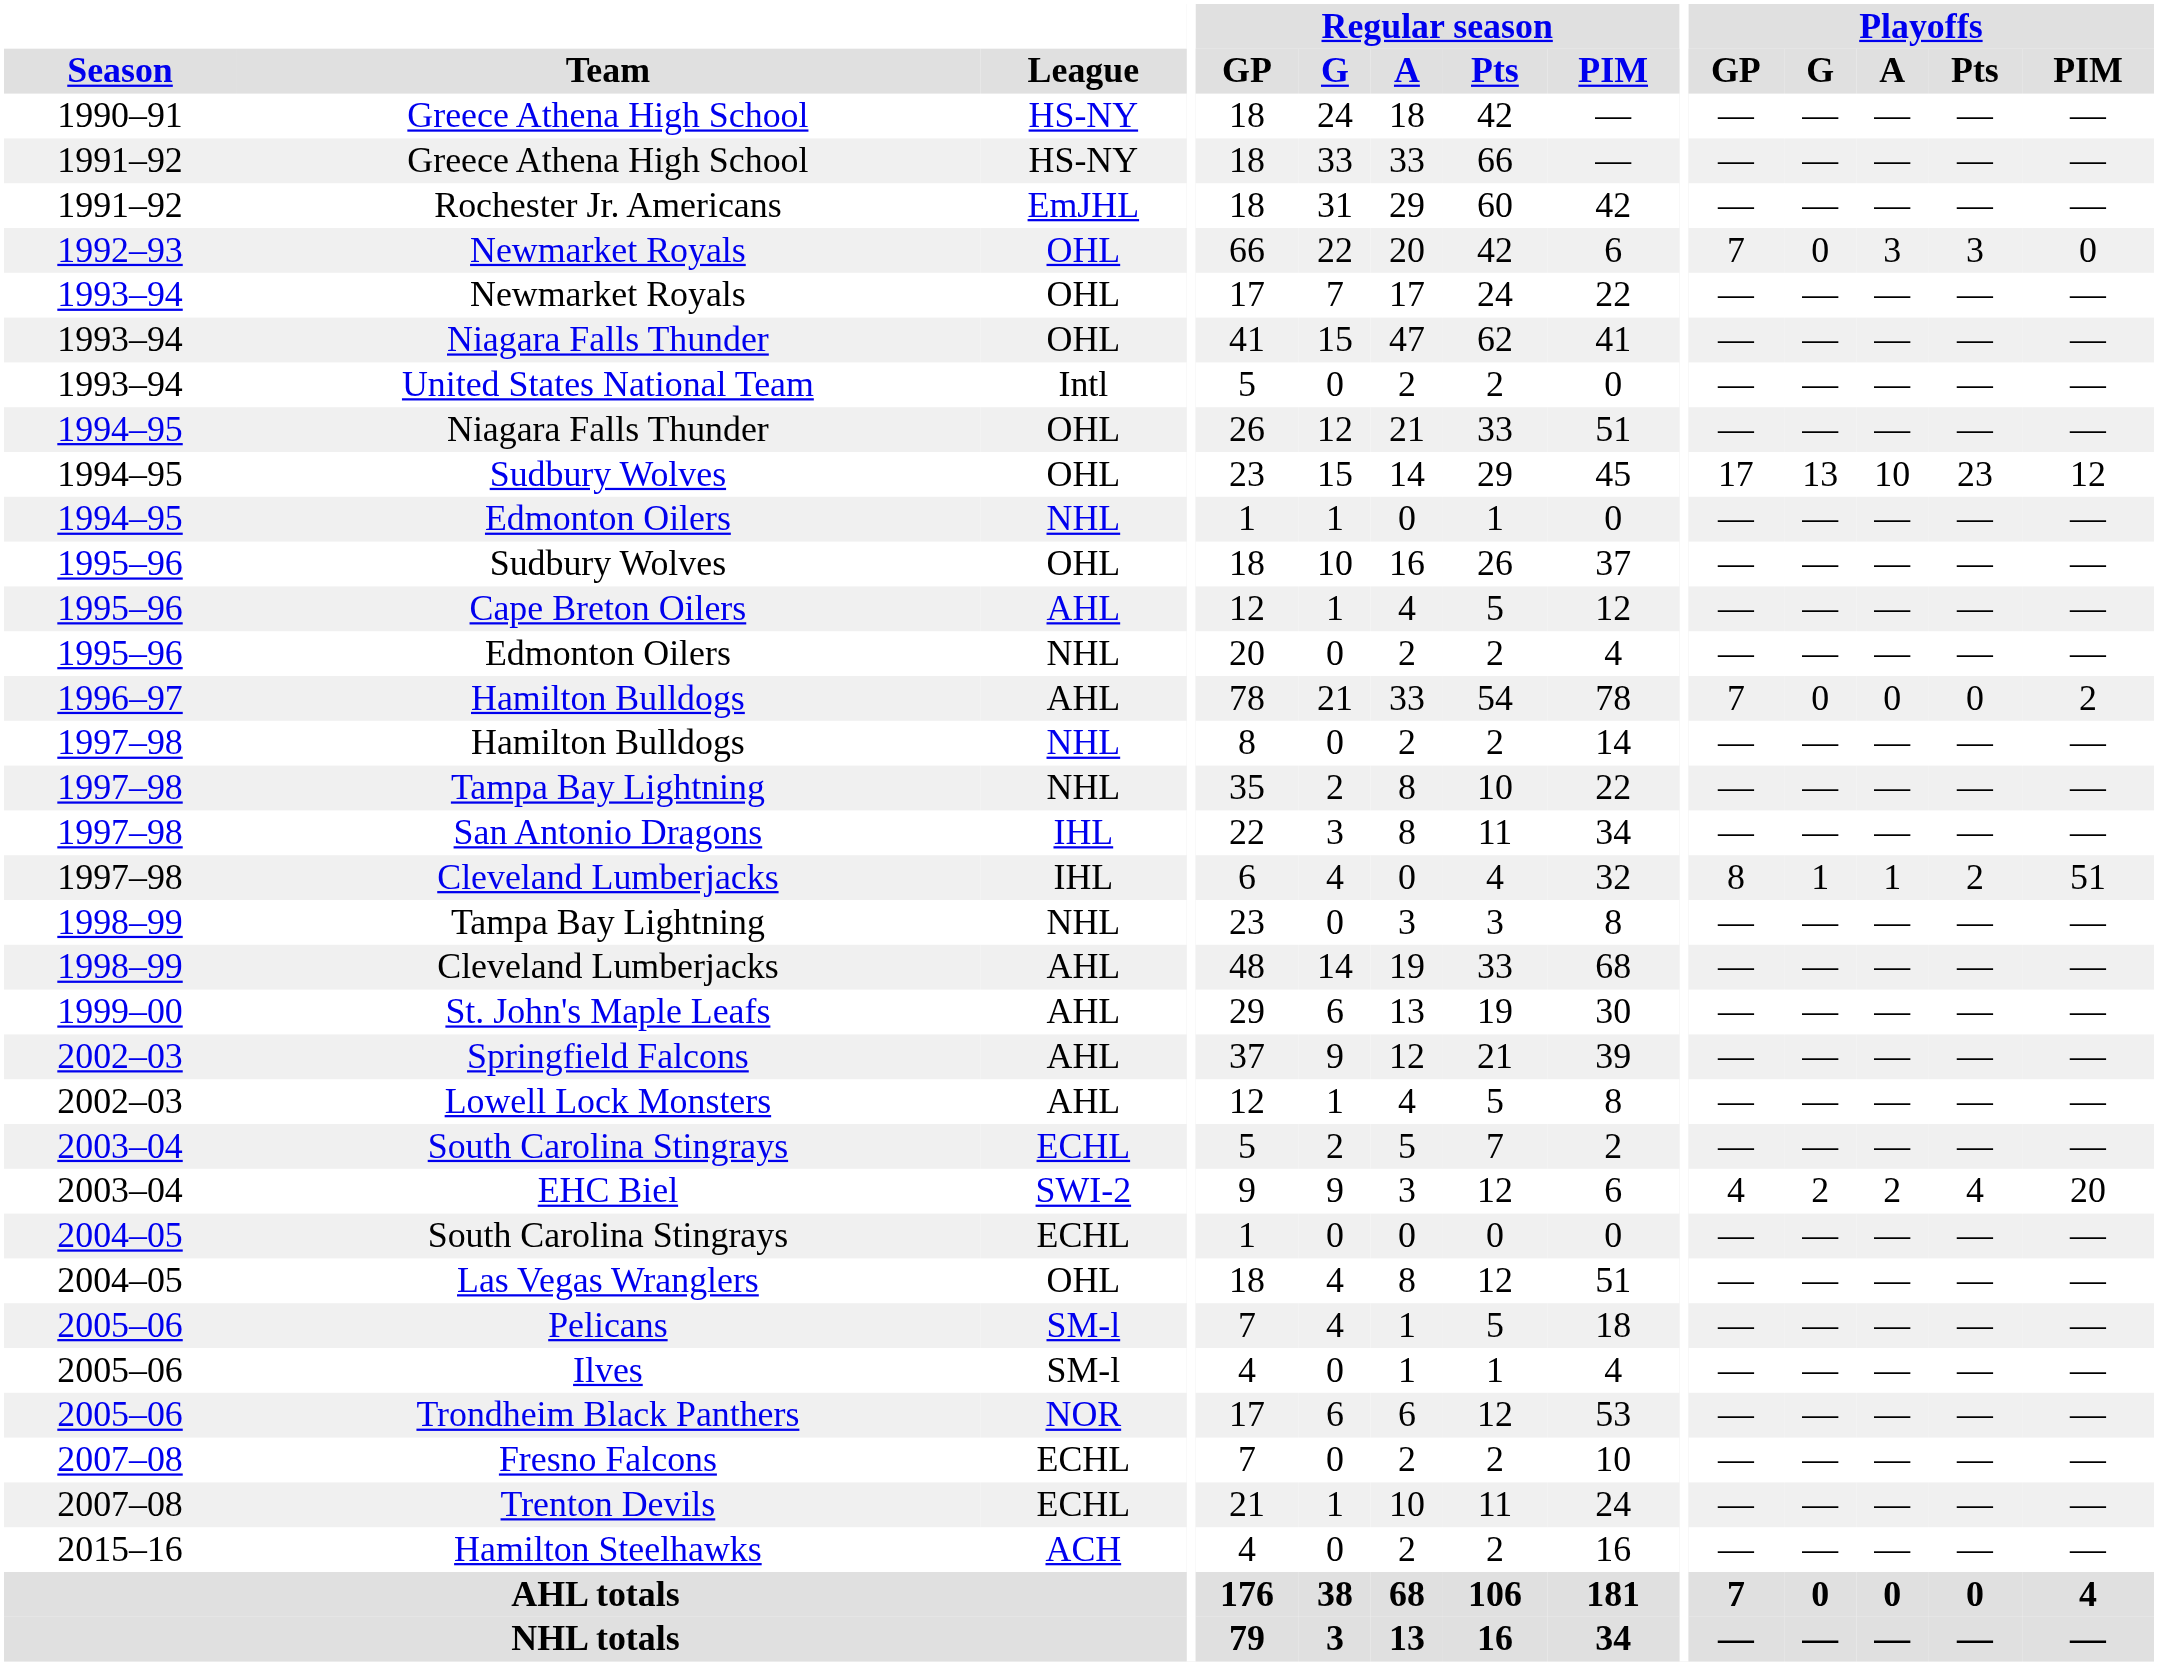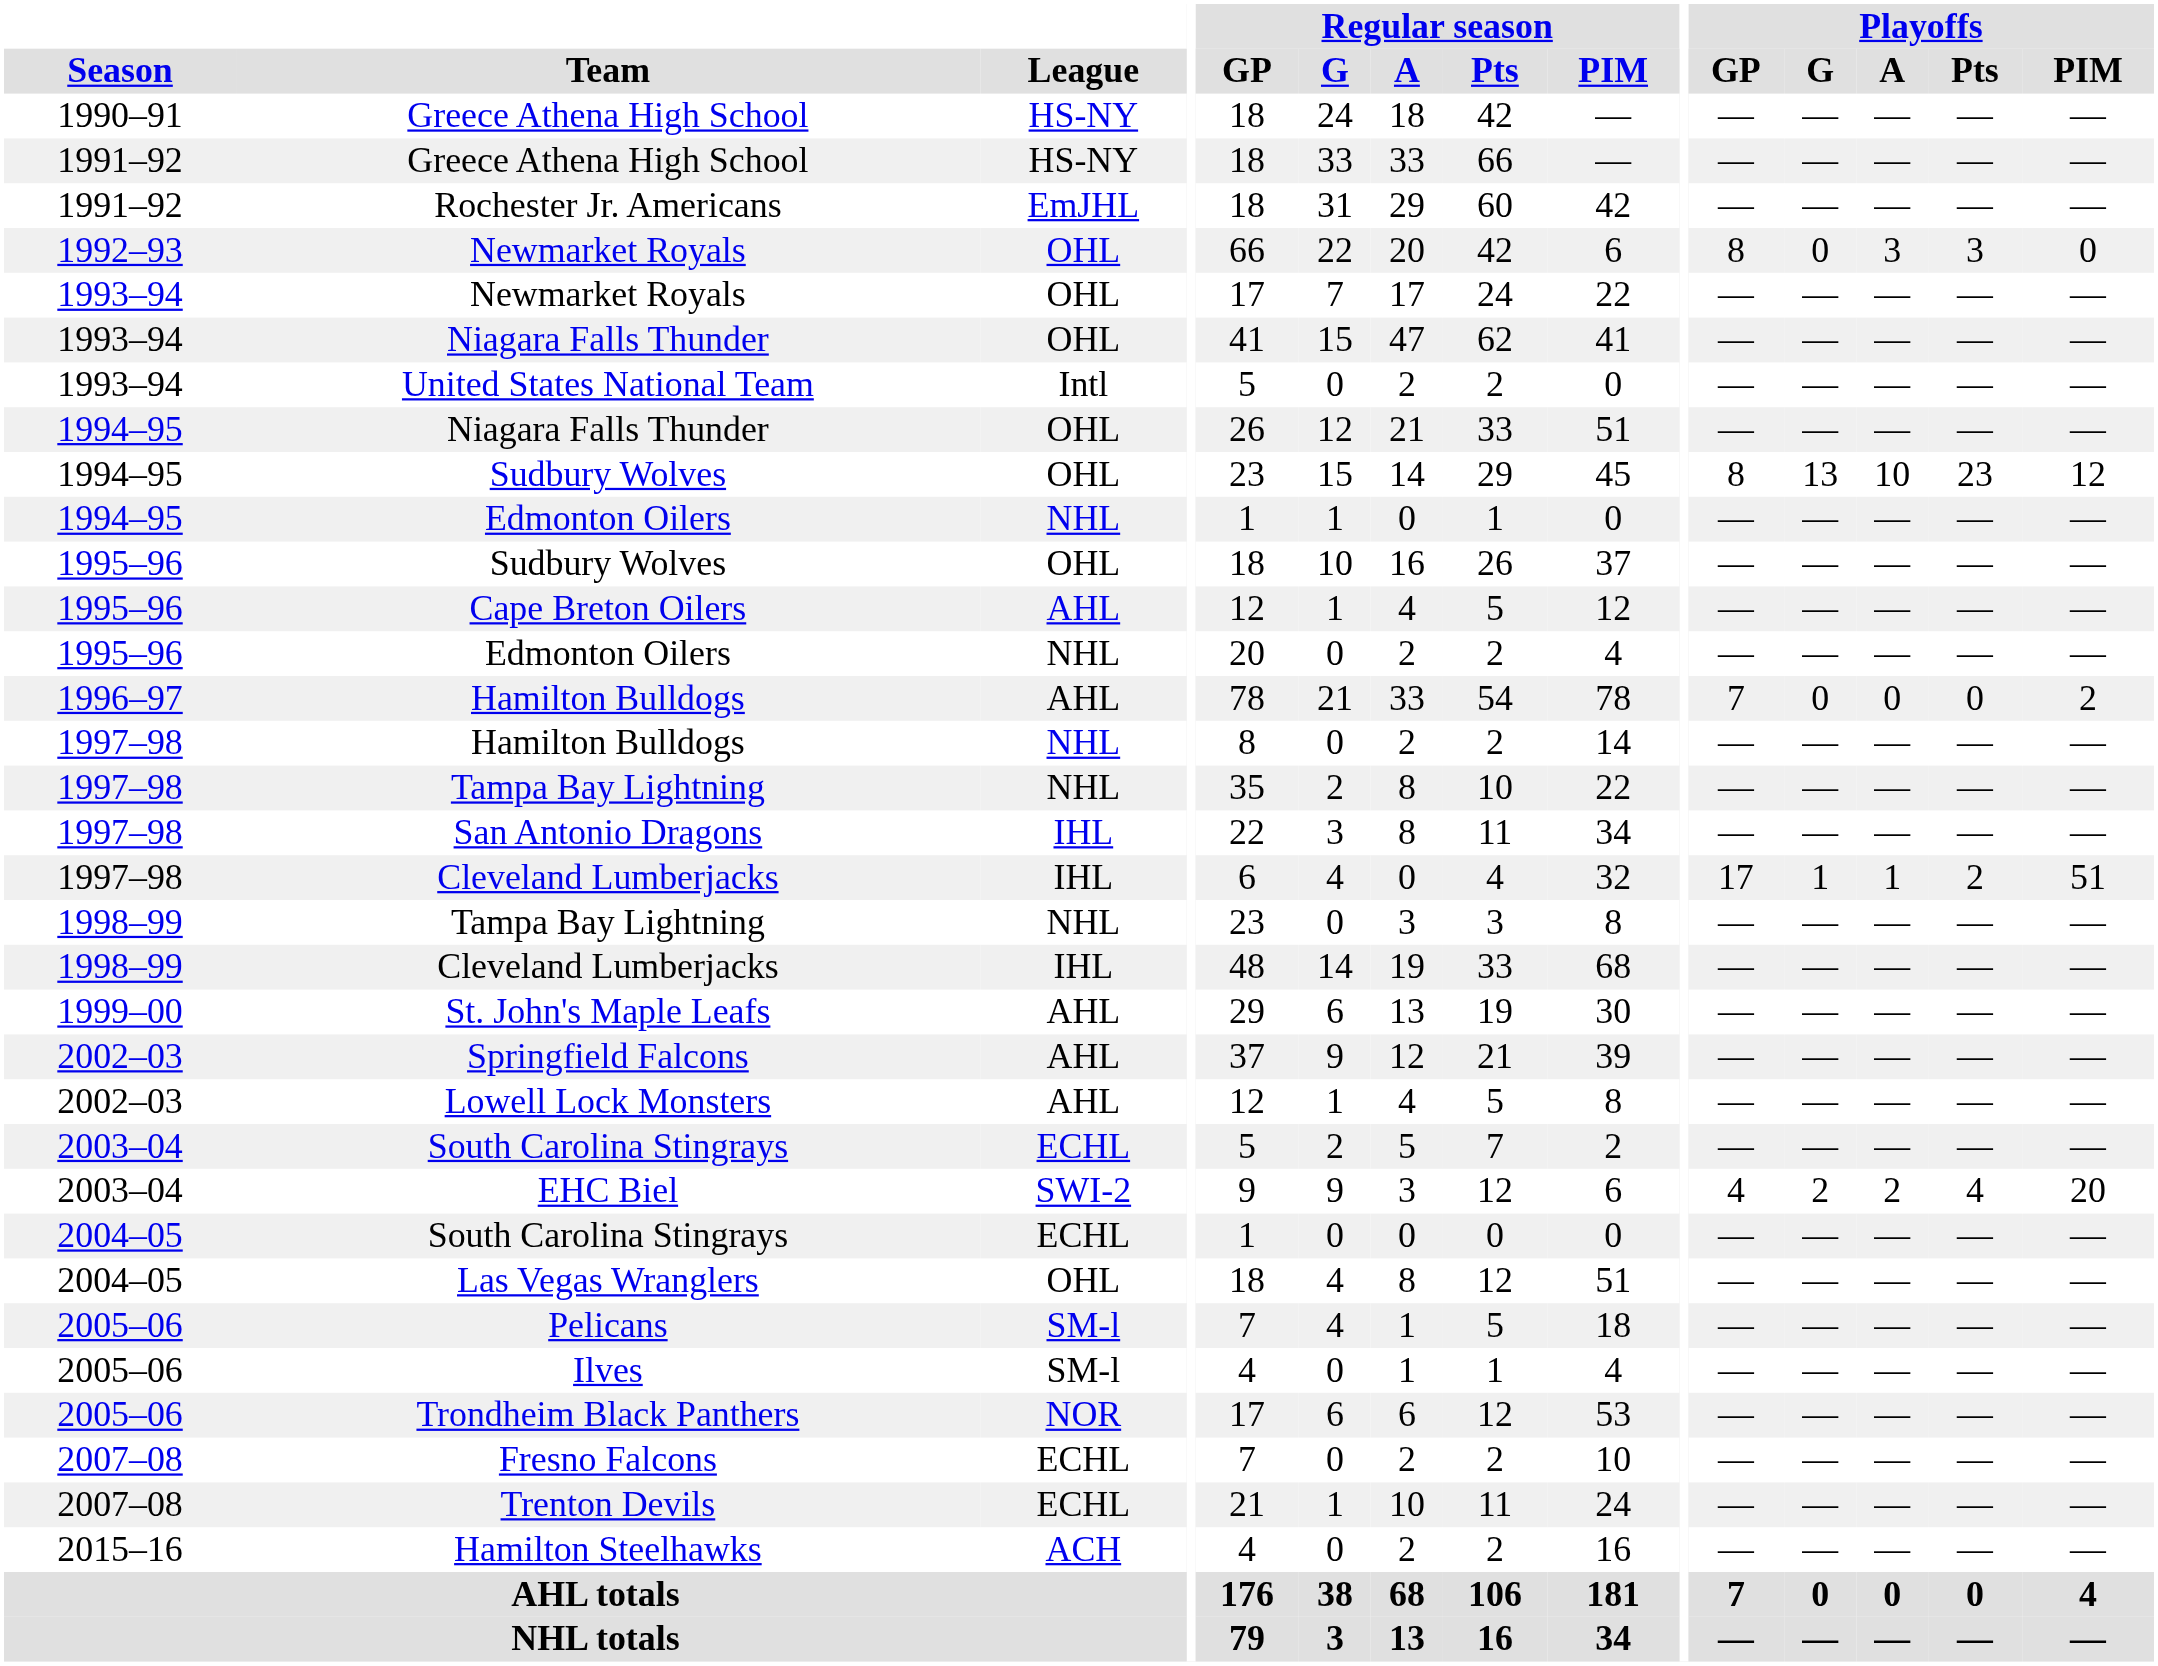(1736, 249) 7 -> (1736, 249) 8
(1736, 473) 17 -> (1736, 473) 8
(1736, 876) 8 -> (1736, 876) 17
(1083, 966) AHL -> (1083, 966) IHL
